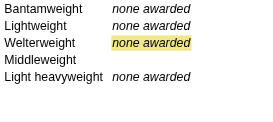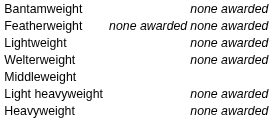+ row: (43, 26)
(151, 43) khaki background -> (229, 60) no background
+ row: (40, 110)
